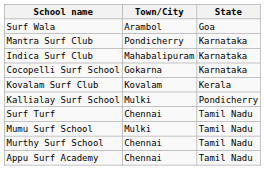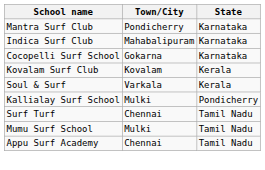- row: (31, 26)
+ row: (36, 85)
- row: (55, 143)
